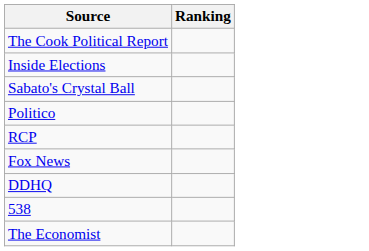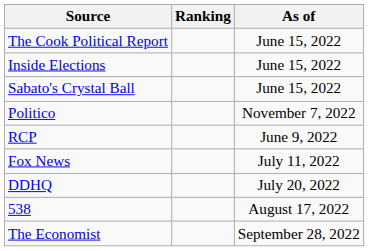+ column: (299, 16)
